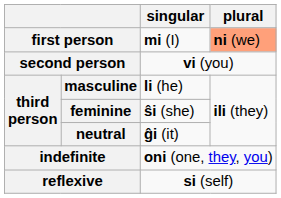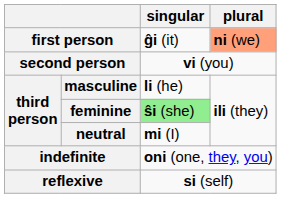(162, 39) mi (I) -> (161, 39) ĝi (it)
(169, 110) no background -> (169, 110) lightgreen background
(161, 134) ĝi (it) -> (162, 134) mi (I)
